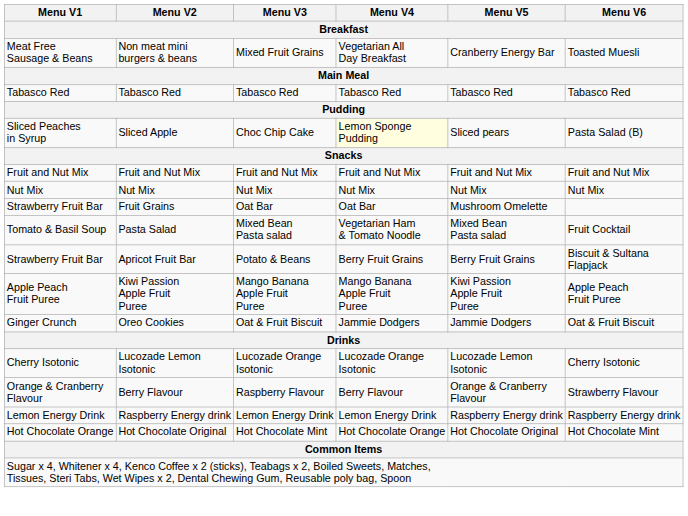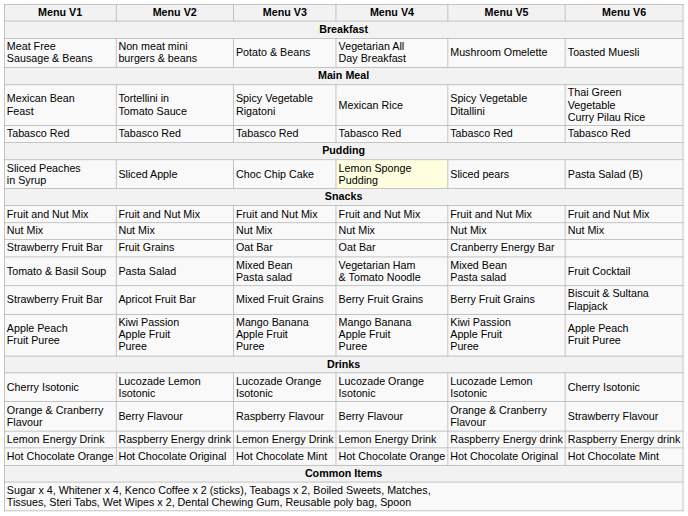(280, 53) Mixed Fruit Grains -> (273, 53) Potato & Beans
(502, 53) Cranberry Energy Bar -> (499, 53) Mushroom Omelette
+ row: (153, 105)
(499, 207) Mushroom Omelette -> (502, 248) Cranberry Energy Bar
(273, 259) Potato & Beans -> (280, 300) Mixed Fruit Grains
- row: (151, 323)
